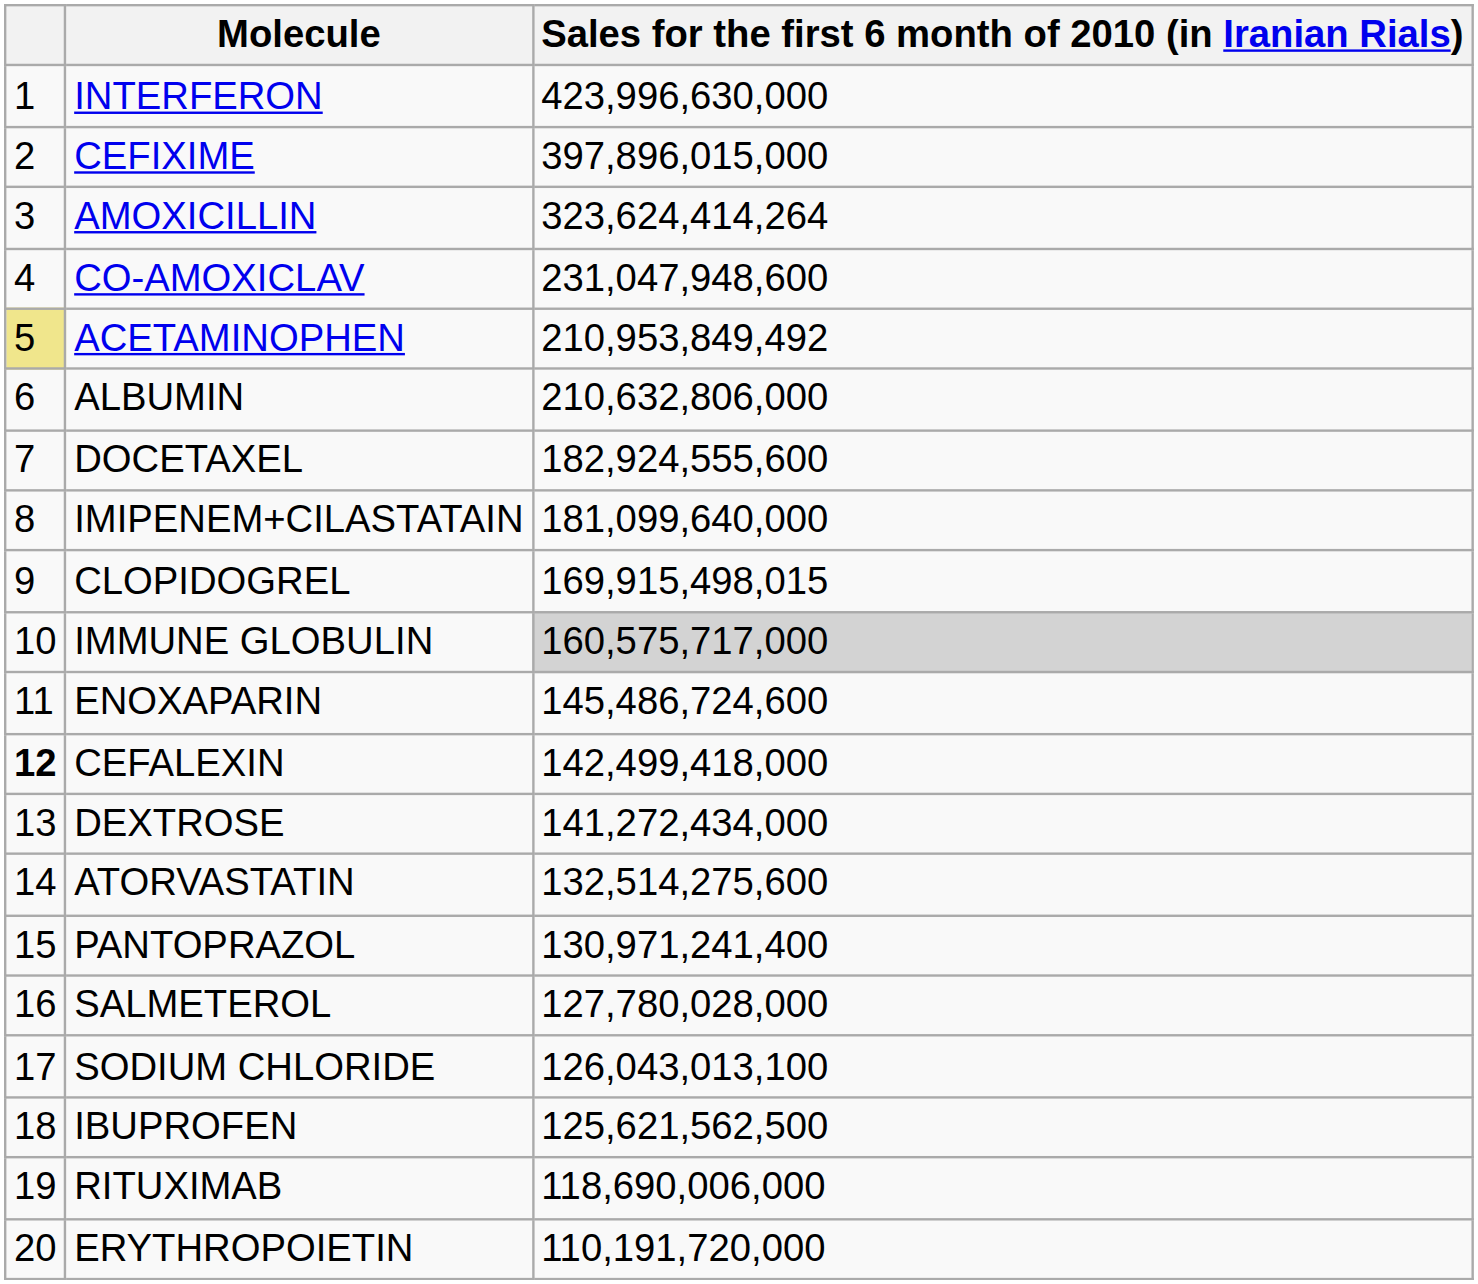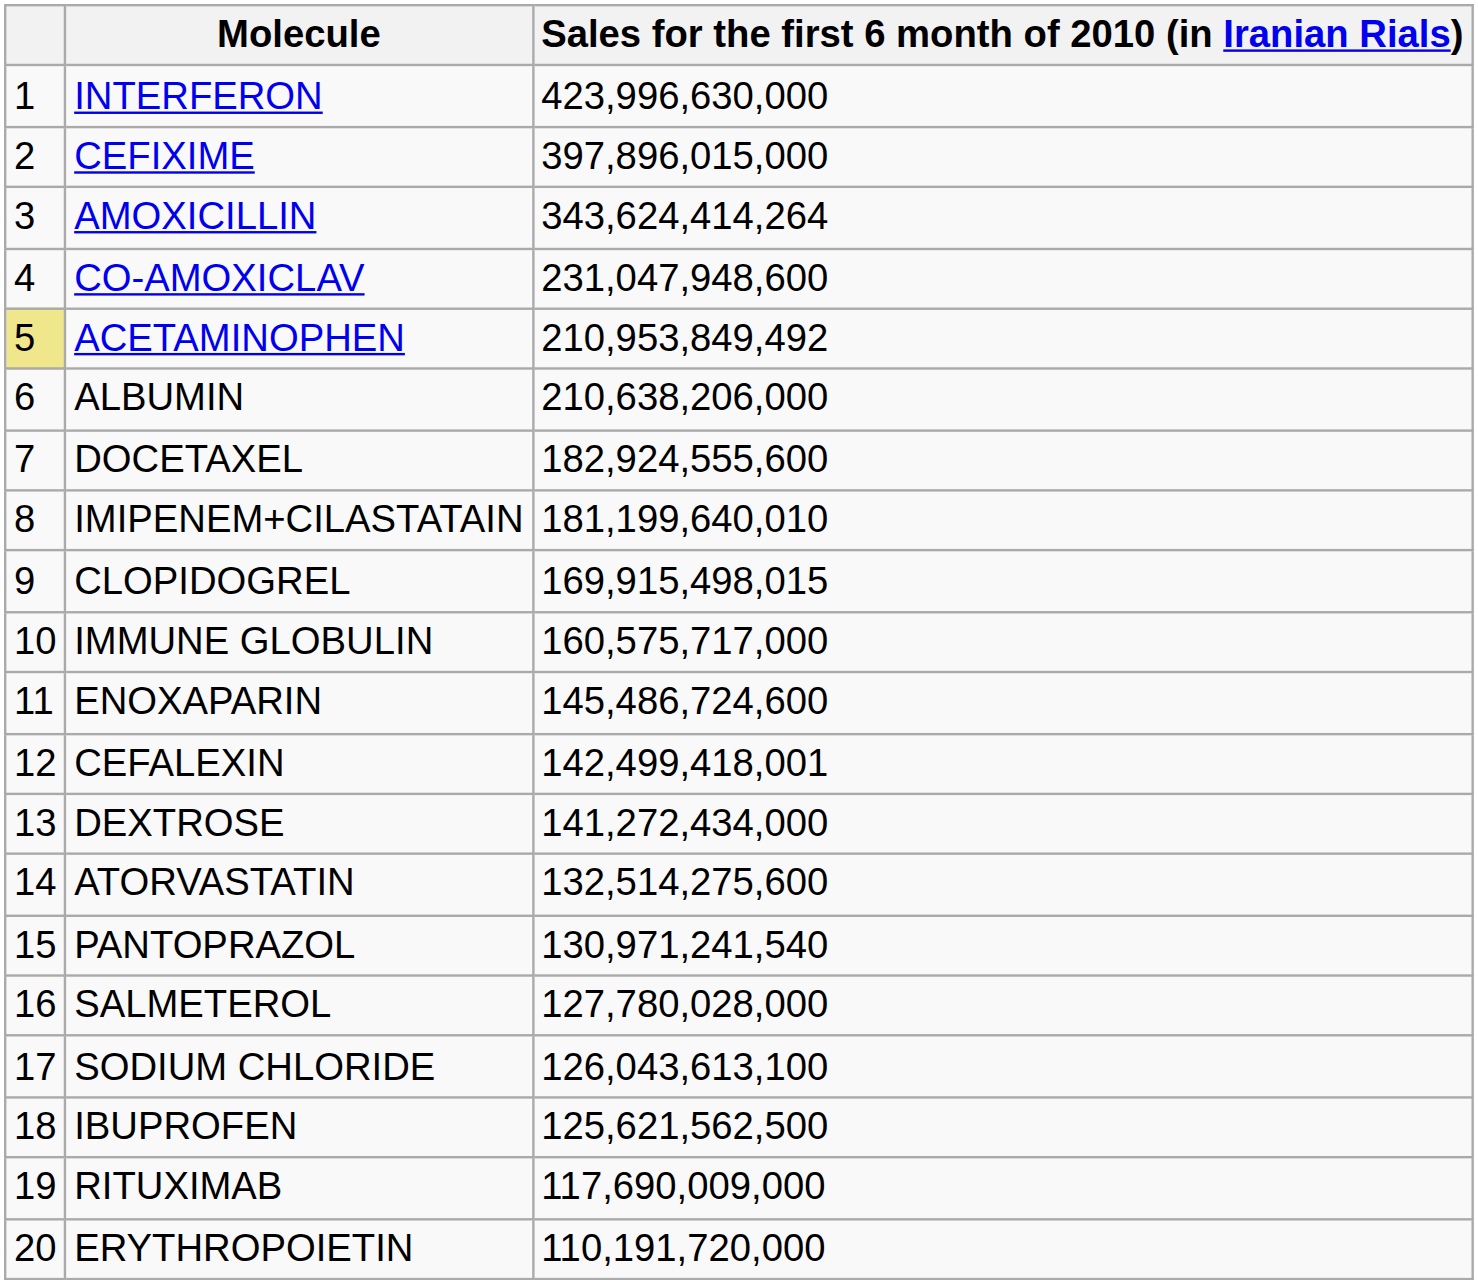(685, 216) 323,624,414,264 -> (685, 216) 343,624,414,264
(685, 398) 210,632,806,000 -> (685, 398) 210,638,206,000
(685, 519) 181,099,640,000 -> (685, 519) 181,199,640,010
(685, 641) lightgrey background -> (685, 641) no background
(35, 762) bold -> (35, 762) normal
(685, 762) 142,499,418,000 -> (685, 762) 142,499,418,001
(685, 944) 130,971,241,400 -> (685, 944) 130,971,241,540
(685, 1065) 126,043,013,100 -> (685, 1065) 126,043,613,100
(683, 1187) 118,690,006,000 -> (683, 1187) 117,690,009,000
